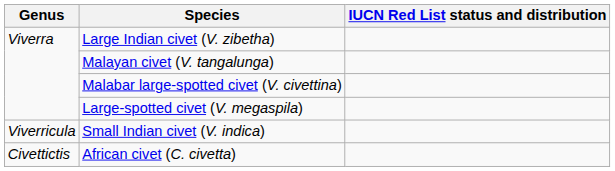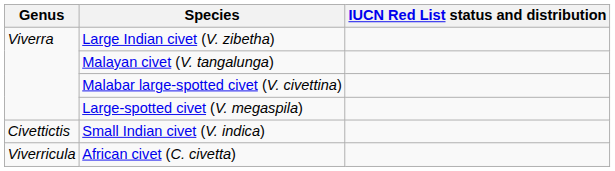(42, 131) Viverricula -> (39, 131) Civettictis
(39, 154) Civettictis -> (42, 154) Viverricula
